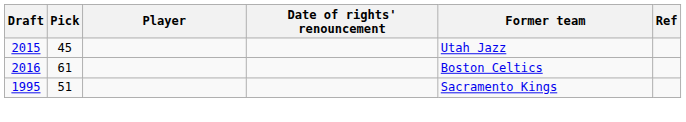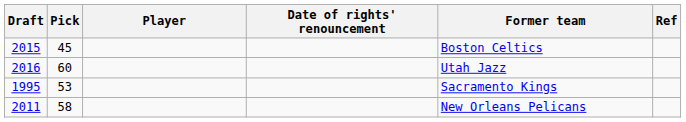(474, 48) Utah Jazz -> (492, 48) Boston Celtics
(65, 68) 61 -> (65, 68) 60
(492, 68) Boston Celtics -> (474, 68) Utah Jazz
(65, 87) 51 -> (65, 87) 53
+ row: (26, 107)
